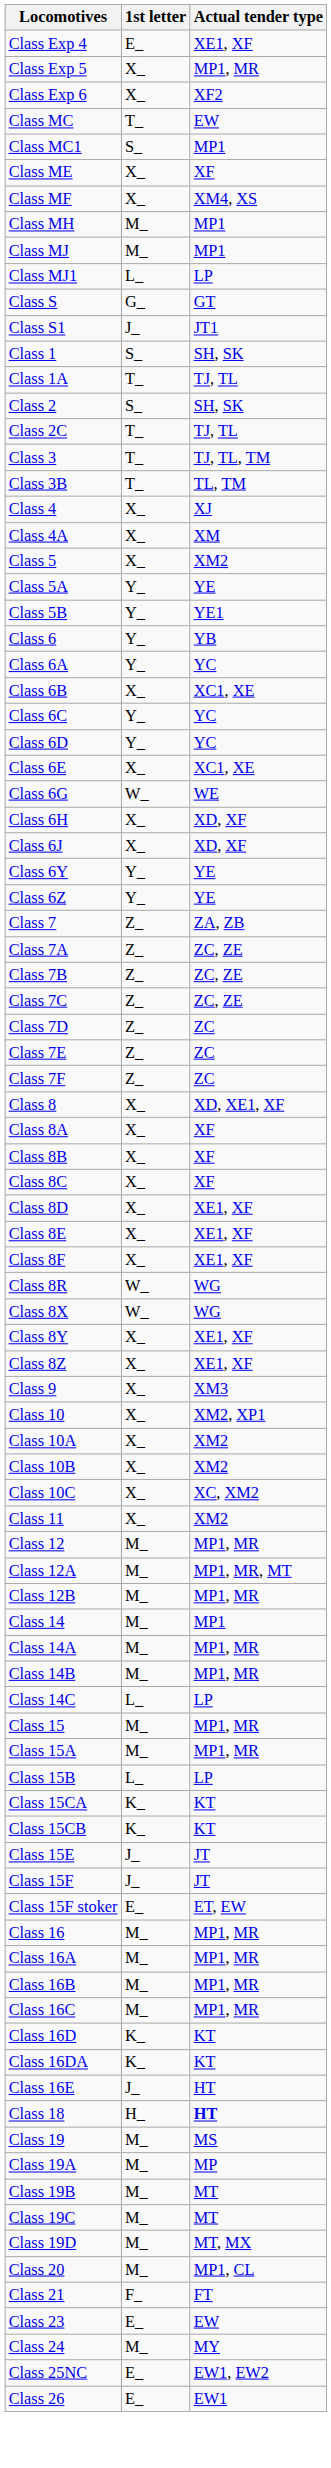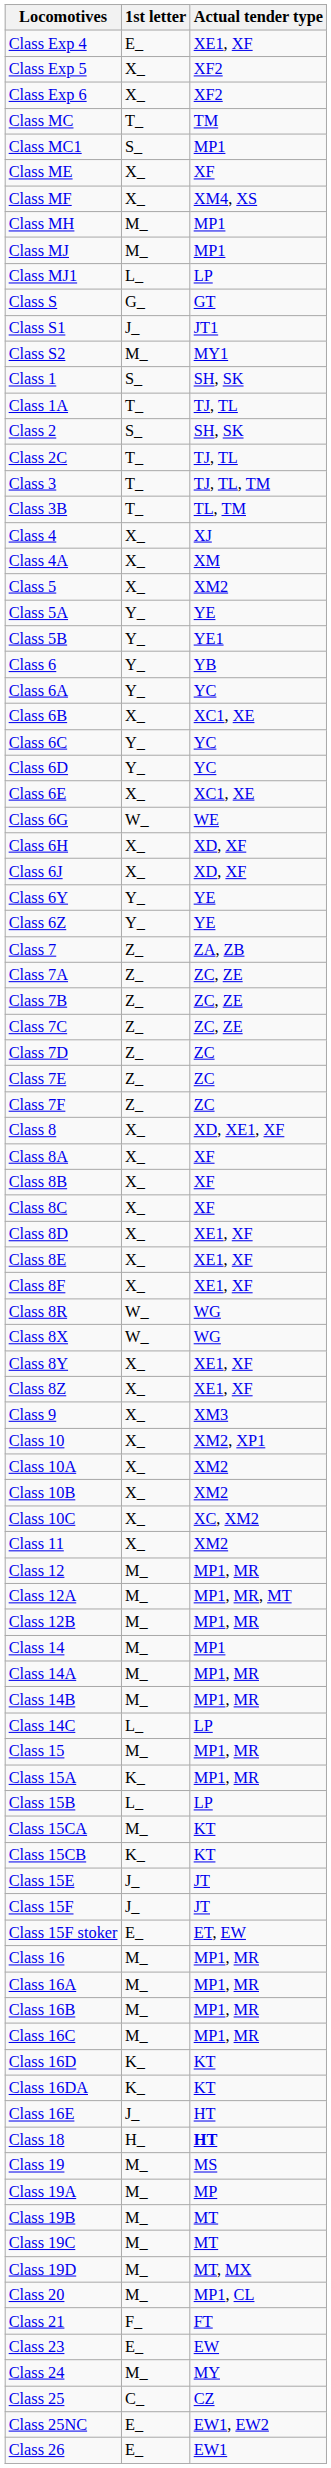(226, 69) MP1, MR -> (208, 69) XF2
(206, 120) EW -> (206, 120) TM
+ row: (37, 353)
(136, 1751) M_ -> (135, 1777) K_
(135, 1803) K_ -> (136, 1829) M_
+ row: (37, 2398)
